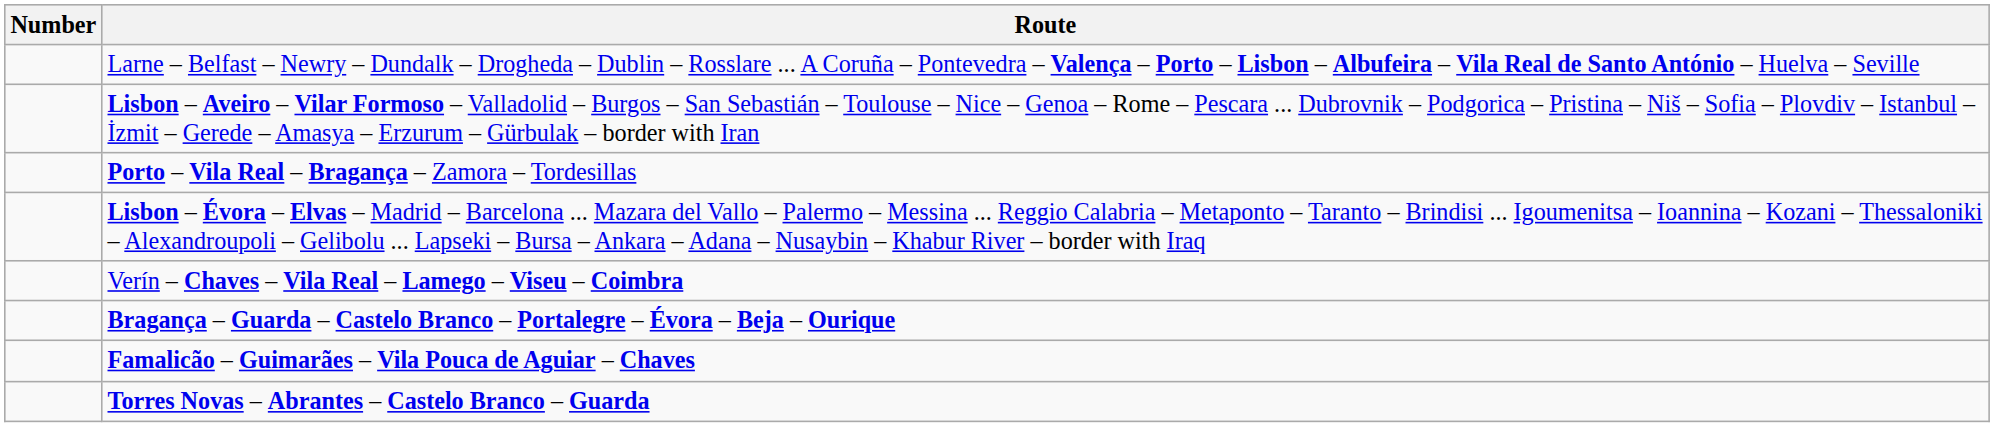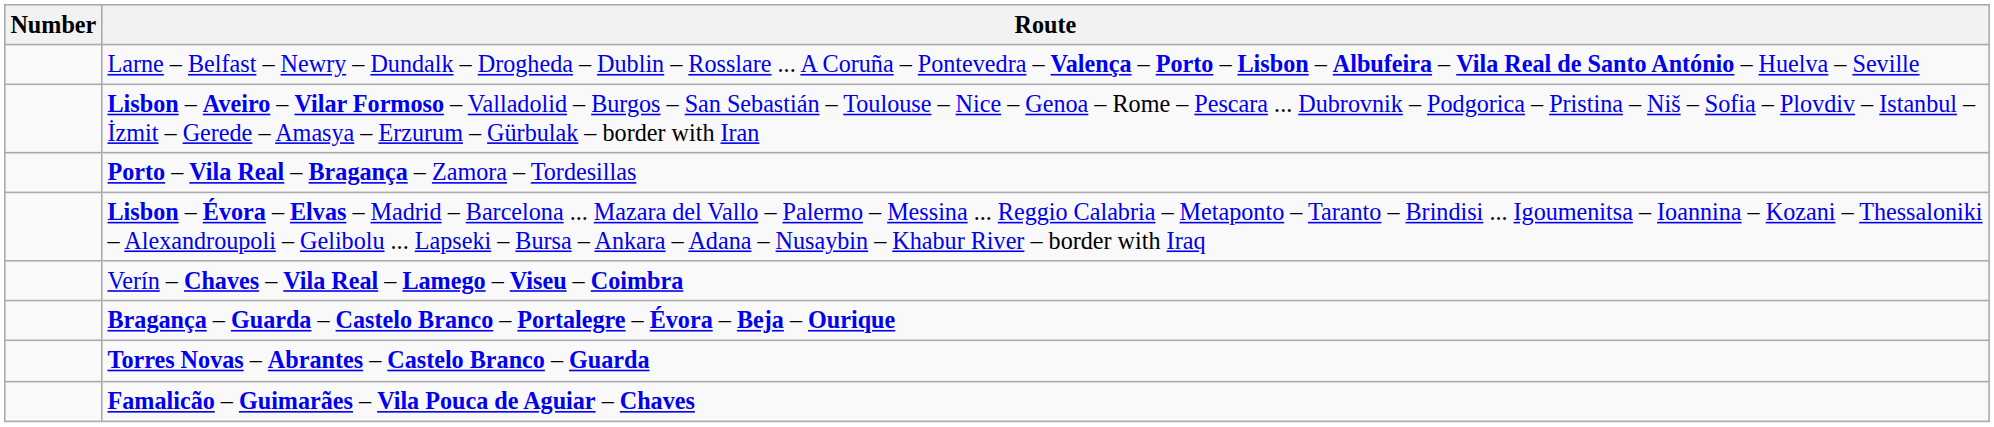rows swapped: (401, 360) <-> (379, 400)
